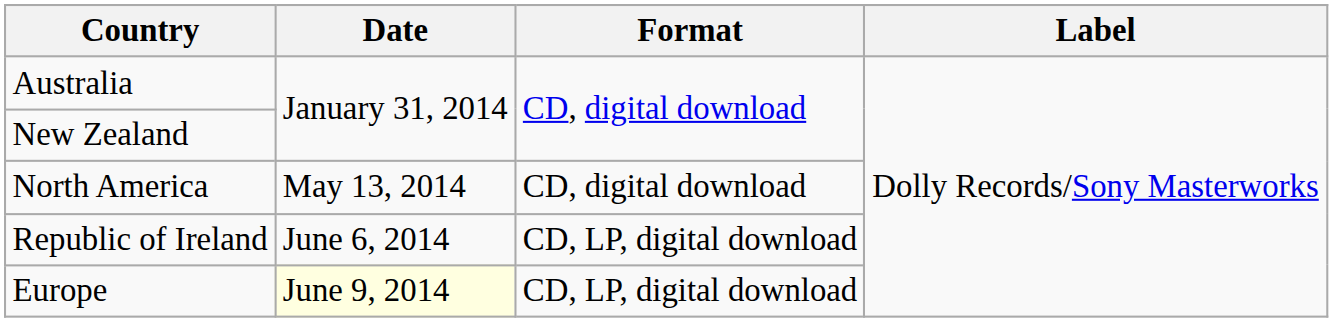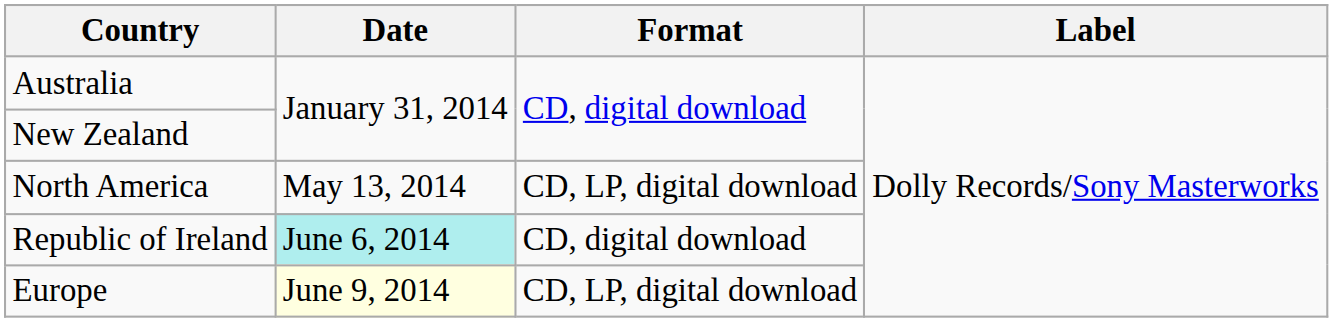(665, 186) CD, digital download -> (690, 186) CD, LP, digital download
(366, 238) no background -> (366, 238) paleturquoise background
(690, 238) CD, LP, digital download -> (665, 238) CD, digital download
